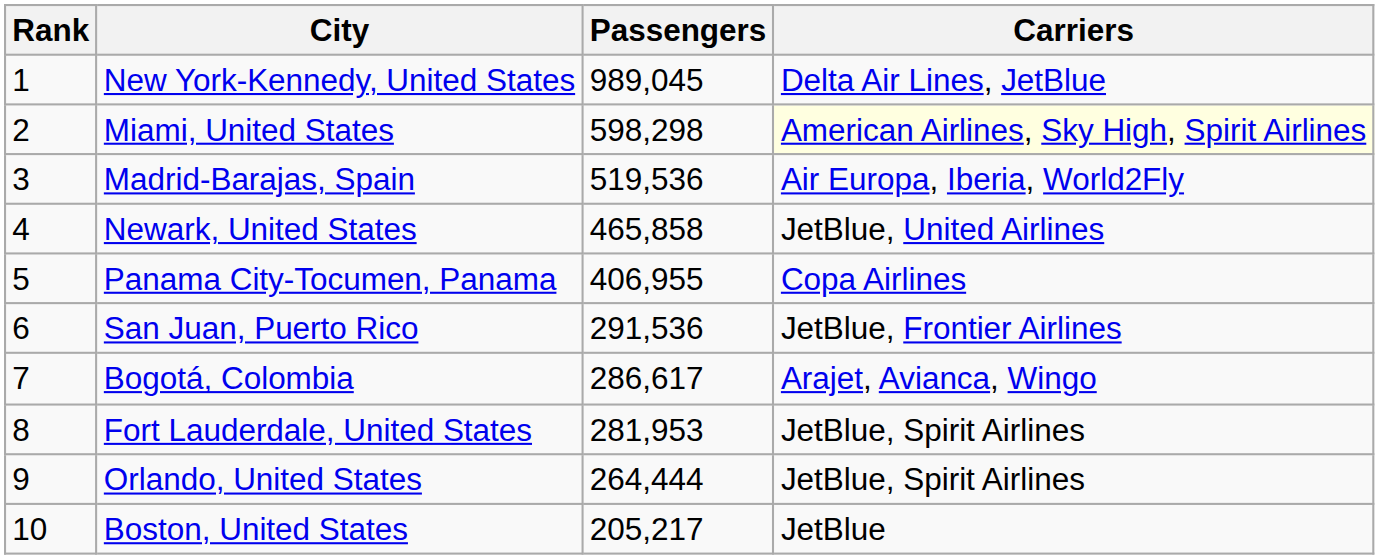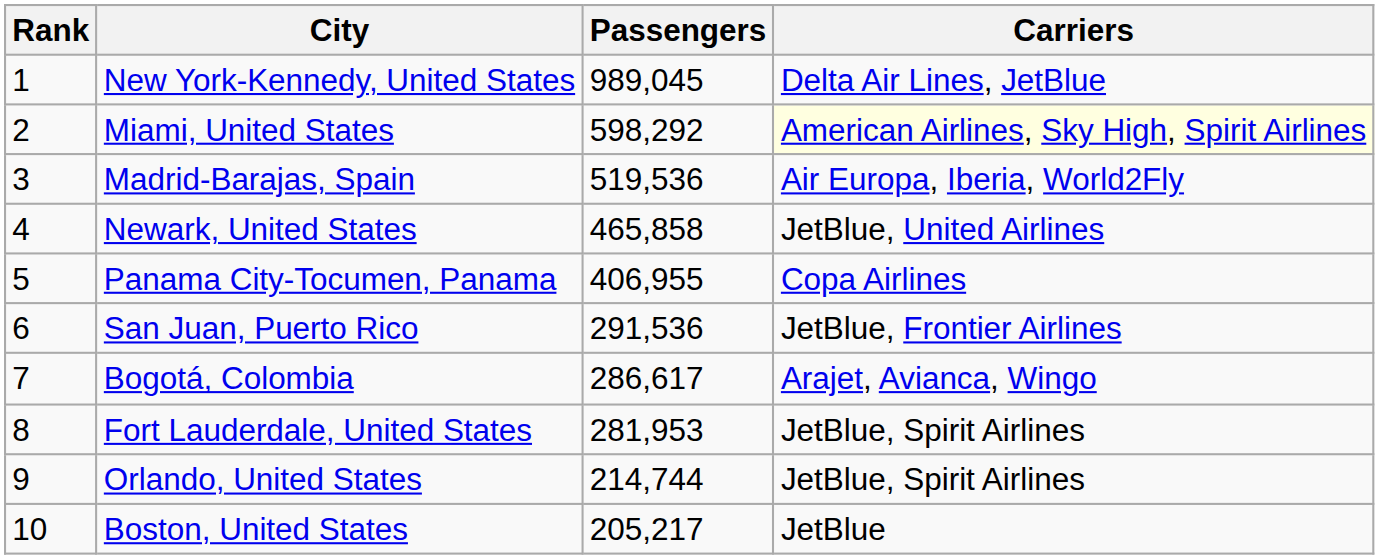(647, 130) 598,298 -> (647, 130) 598,292
(647, 478) 264,444 -> (647, 478) 214,744
